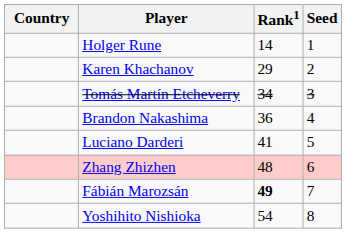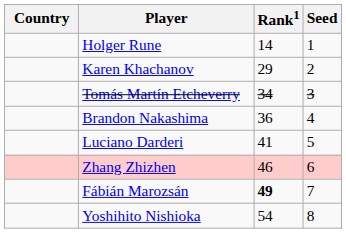(265, 166) 48 -> (265, 166) 46
